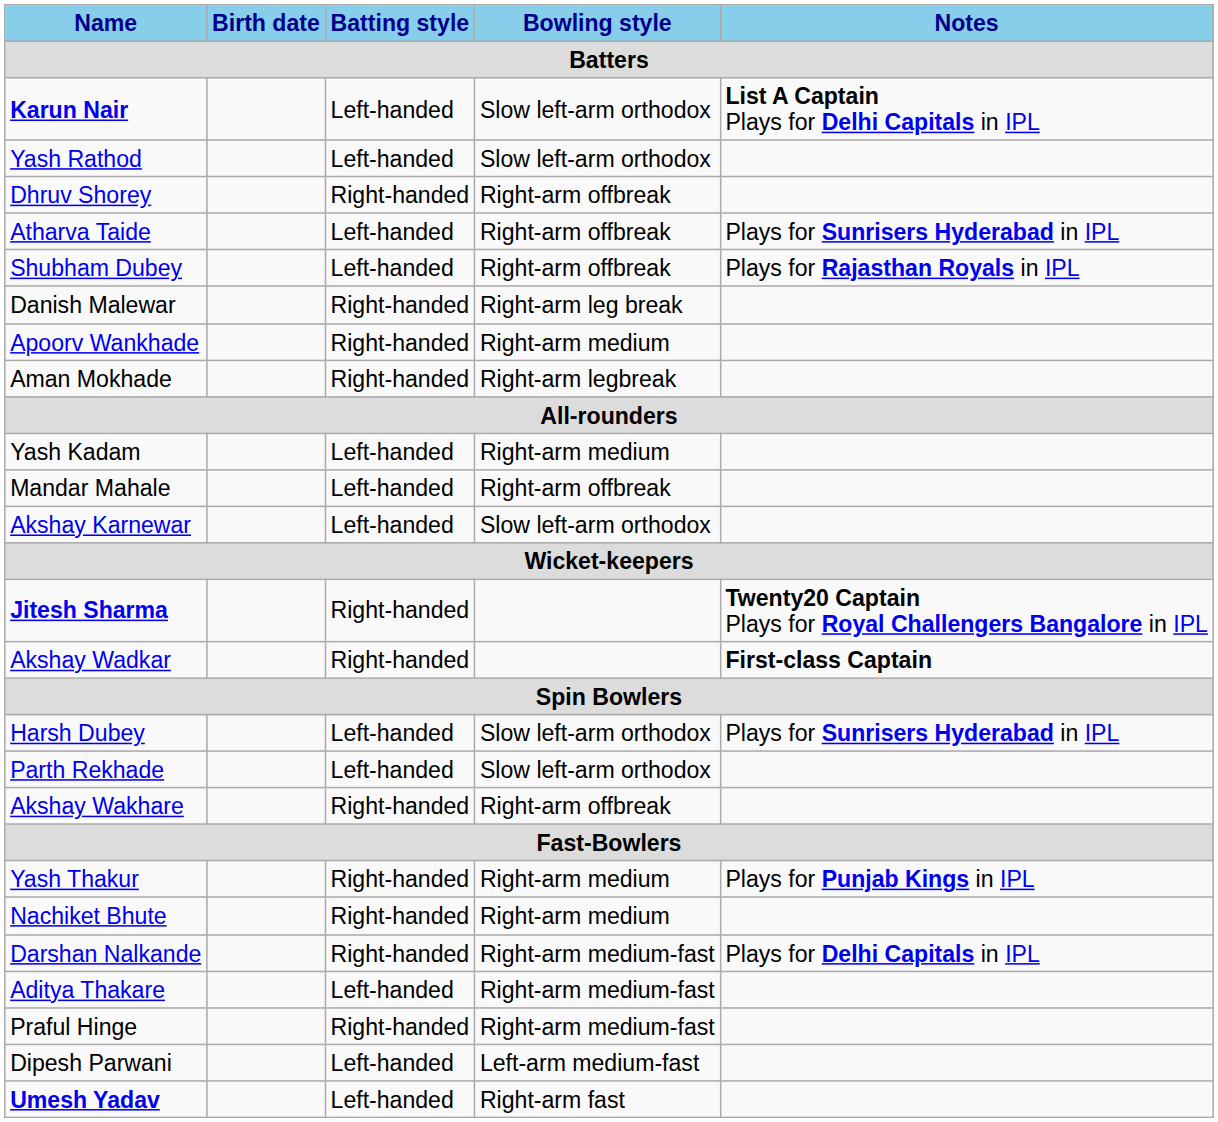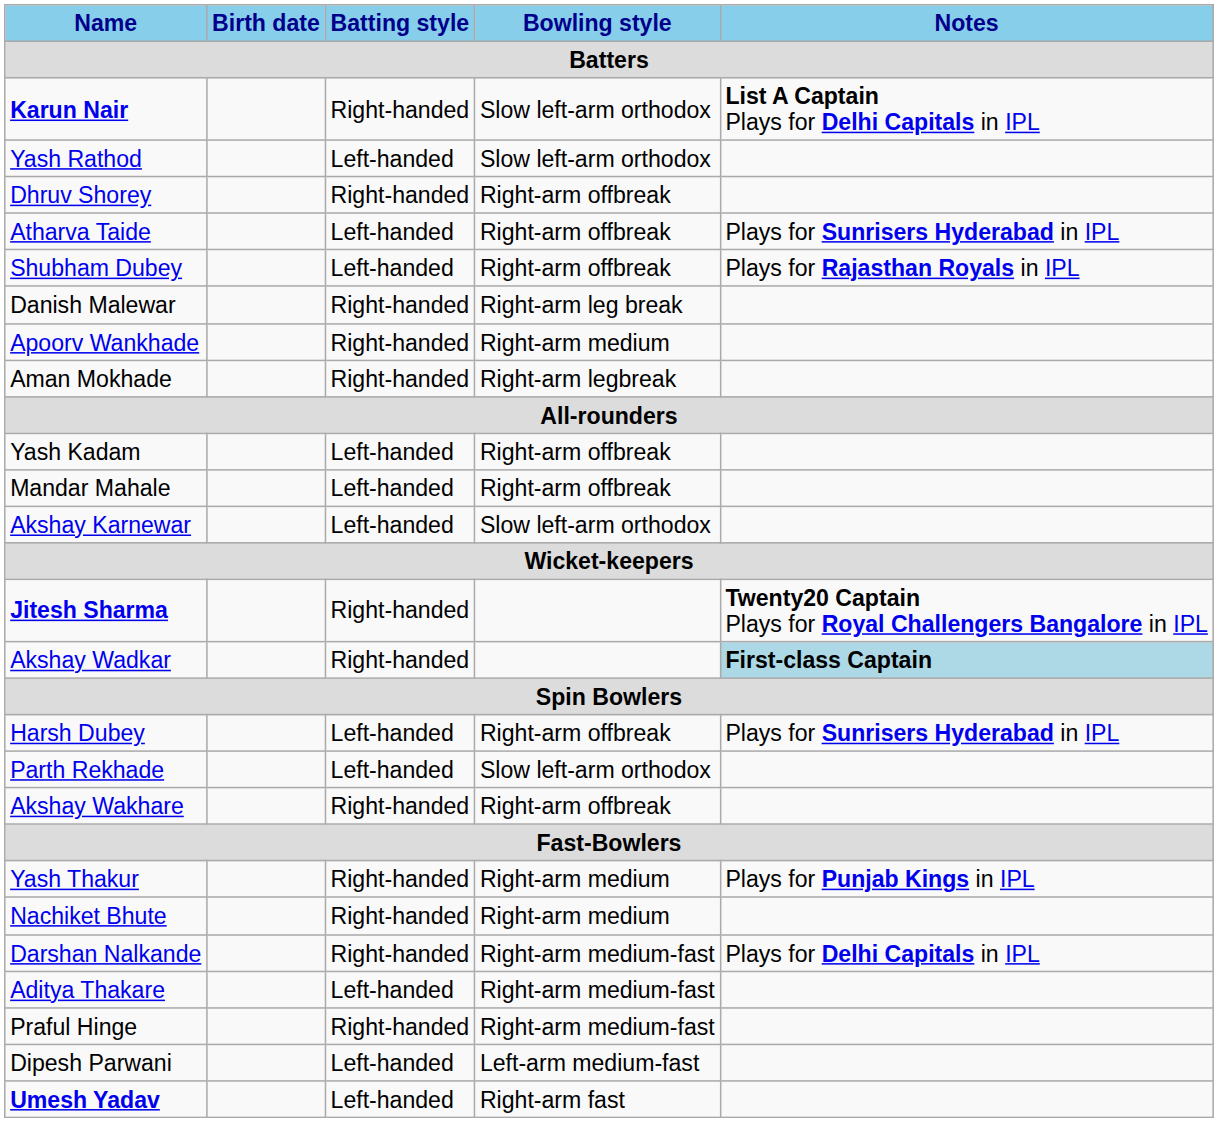(392, 109) Left-handed -> (400, 109) Right-handed
(575, 451) Right-arm medium -> (575, 451) Right-arm offbreak
(829, 660) no background -> (829, 660) lightblue background
(595, 733) Slow left-arm orthodox -> (575, 733) Right-arm offbreak
